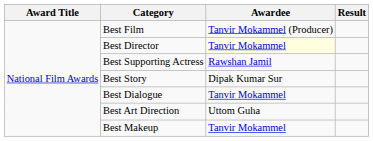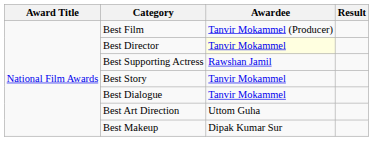(245, 78) Dipak Kumar Sur -> (247, 78) Tanvir Mokammel
(247, 128) Tanvir Mokammel -> (245, 128) Dipak Kumar Sur
